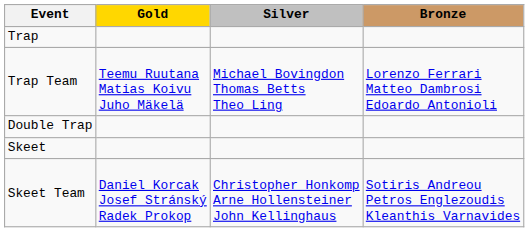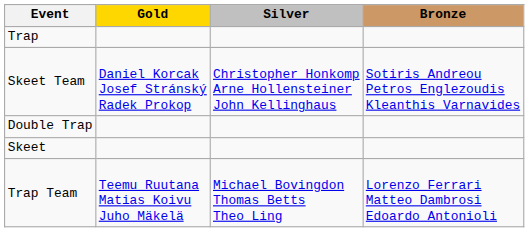rows swapped: (42, 81) <-> (46, 192)
